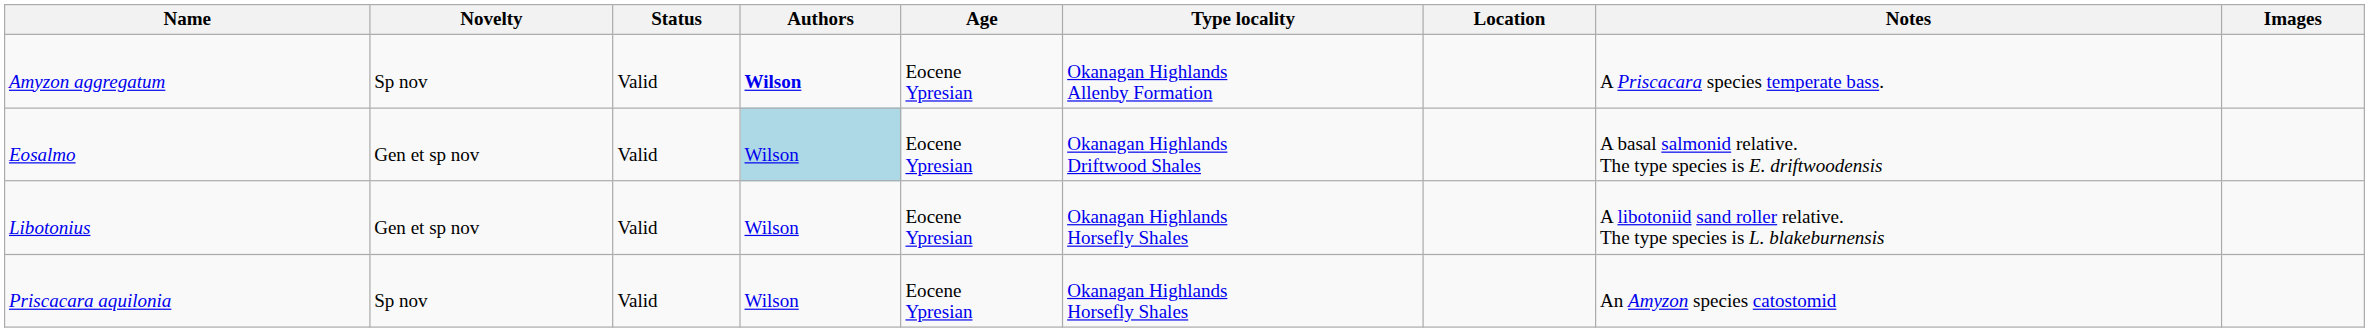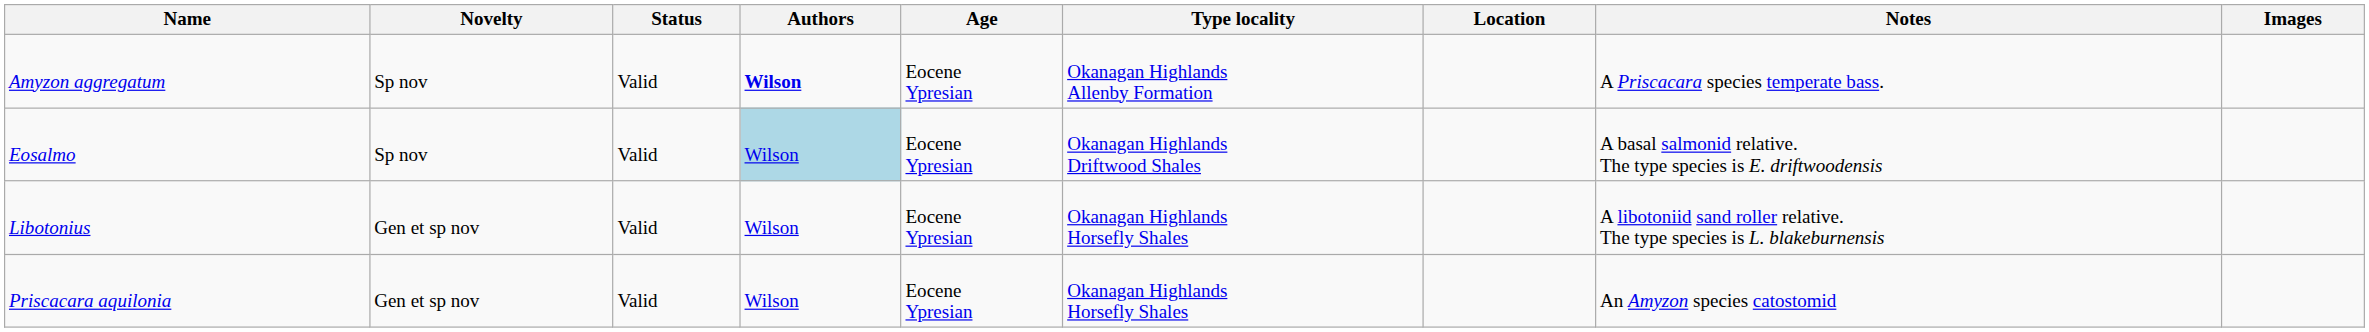(427, 154) Gen et sp nov -> (401, 154) Sp nov
(401, 301) Sp nov -> (427, 301) Gen et sp nov
